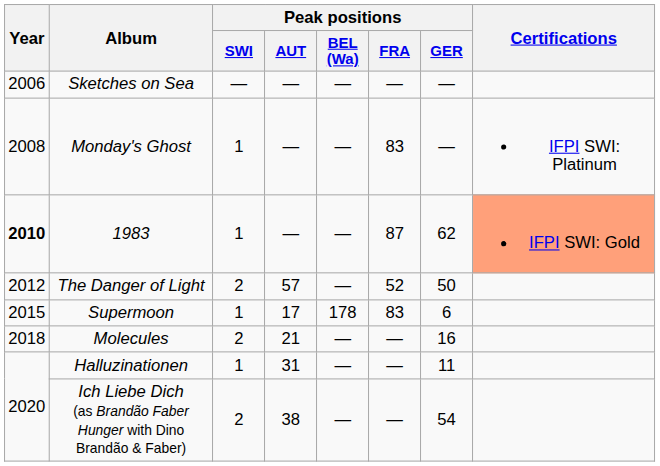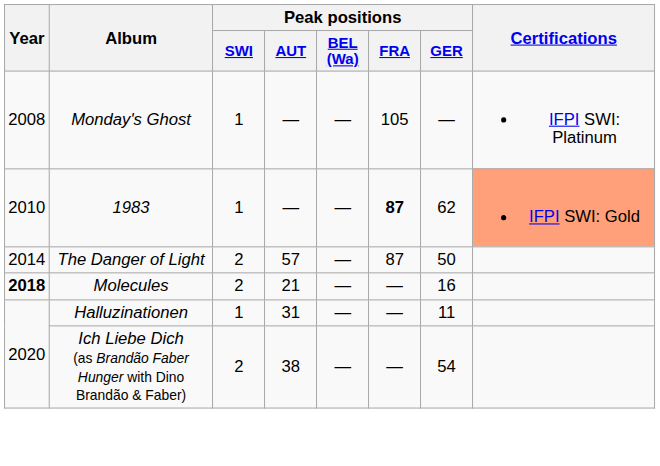- row: (131, 84)
(395, 146) 83 -> (395, 119) 105
(27, 233) bold -> (27, 207) normal
(395, 233) normal -> (395, 207) bold
(27, 286) 2012 -> (27, 259) 2014
(395, 286) 52 -> (395, 259) 87
- row: (131, 312)
(27, 339) normal -> (27, 286) bold
